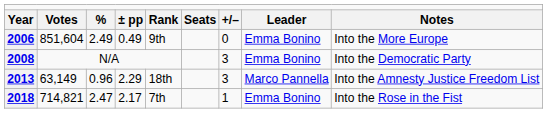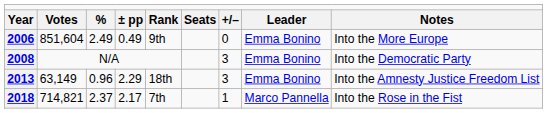(287, 78) Marco Pannella -> (283, 78) Emma Bonino
(101, 98) 2.47 -> (101, 98) 2.37
(283, 98) Emma Bonino -> (287, 98) Marco Pannella
